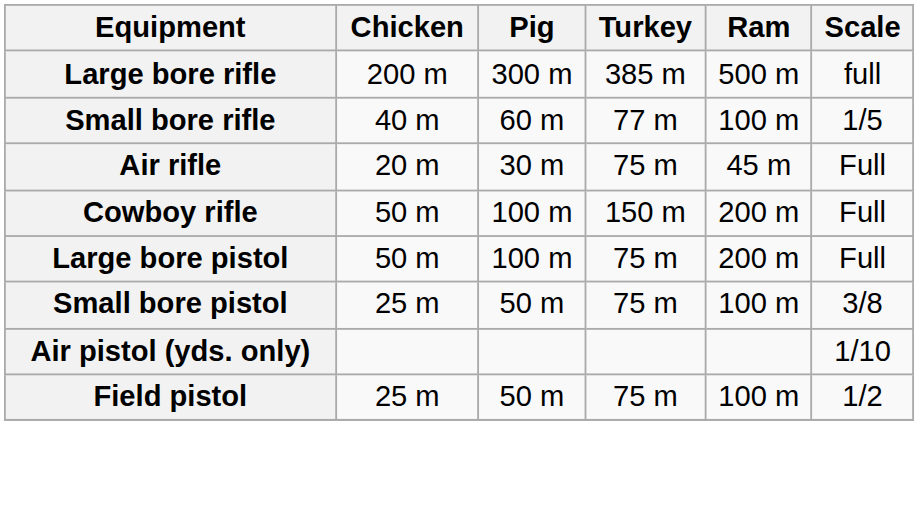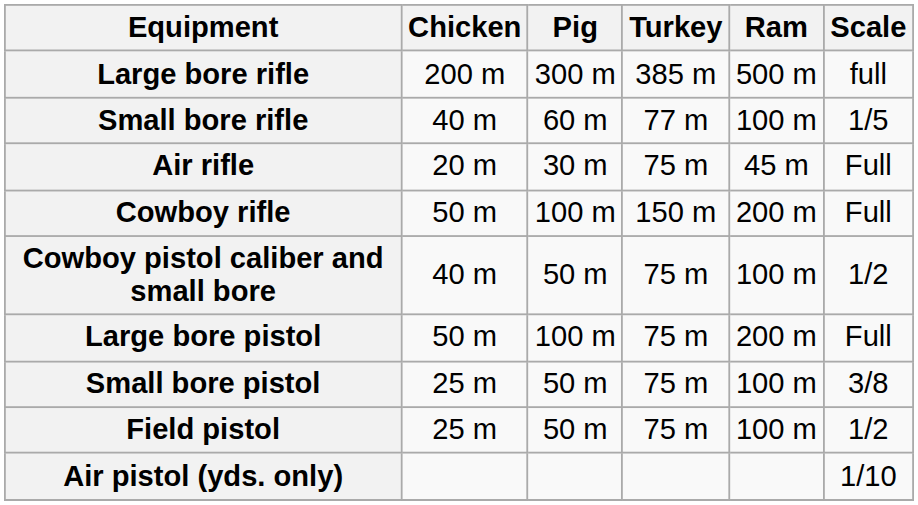+ row: (203, 274)
rows swapped: (170, 397) <-> (170, 350)
